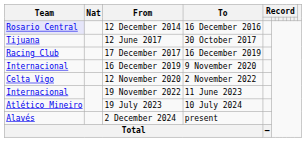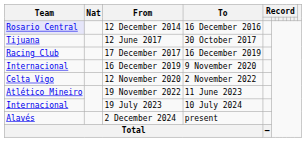(37, 92) Internacional -> (44, 92) Atlético Mineiro
(44, 105) Atlético Mineiro -> (37, 105) Internacional
